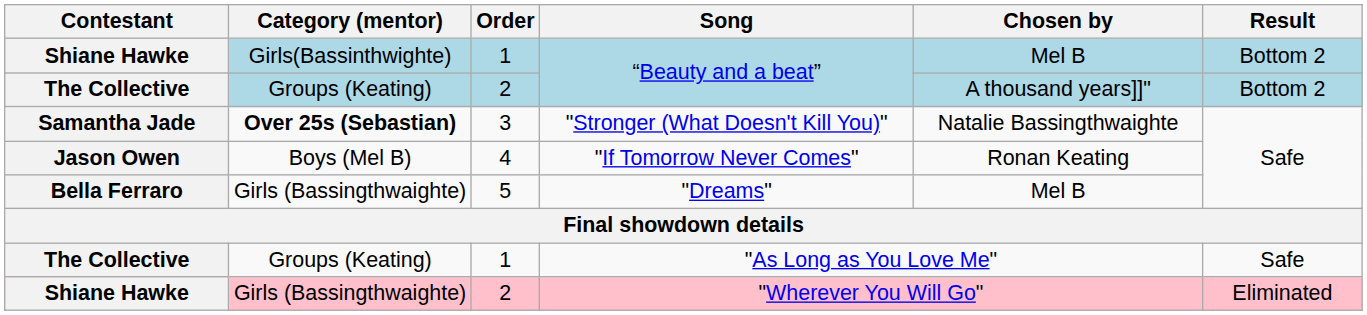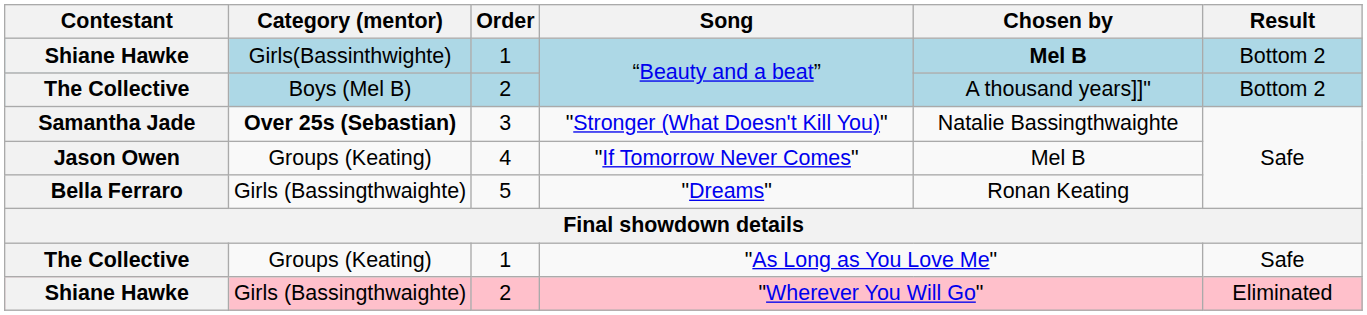(1058, 55) normal -> (1058, 55) bold
(350, 89) Groups (Keating) -> (350, 89) Boys (Mel B)
(350, 157) Boys (Mel B) -> (350, 157) Groups (Keating)
(1058, 157) Ronan Keating -> (1058, 157) Mel B
(1058, 191) Mel B -> (1058, 191) Ronan Keating
